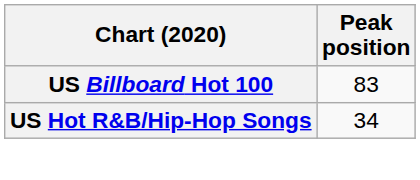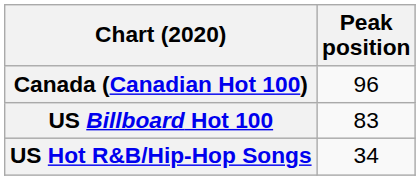+ row: (161, 84)
